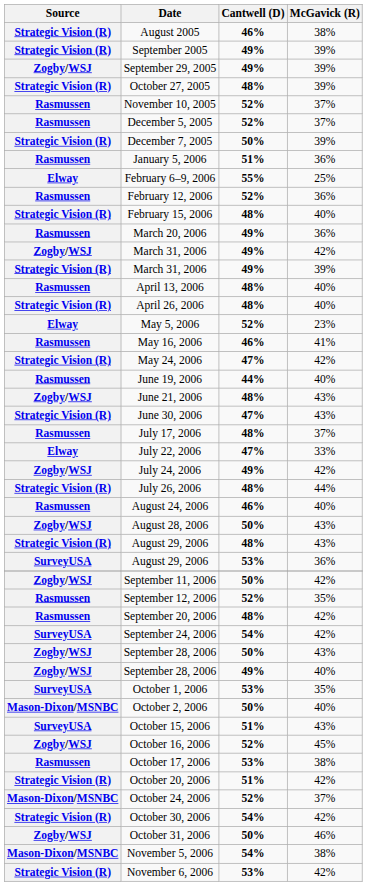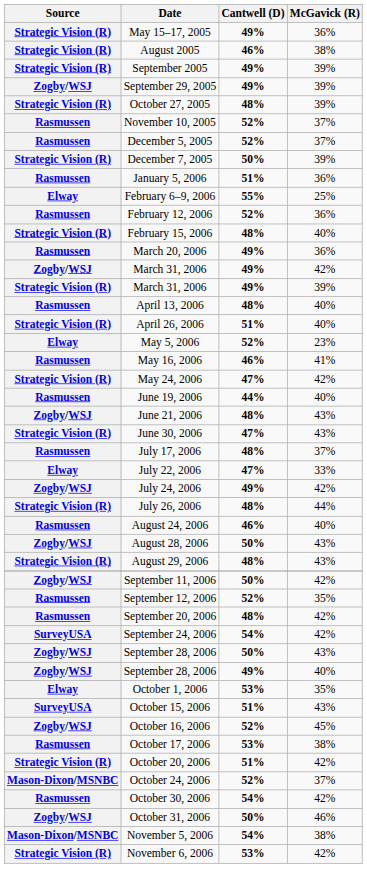+ row: (170, 31)
(253, 305) 48% -> (253, 324) 51%
- row: (170, 561)
(63, 689) SurveyUSA -> (63, 689) Elway
- row: (170, 707)
(63, 817) Strategic Vision (R) -> (63, 799) Rasmussen
